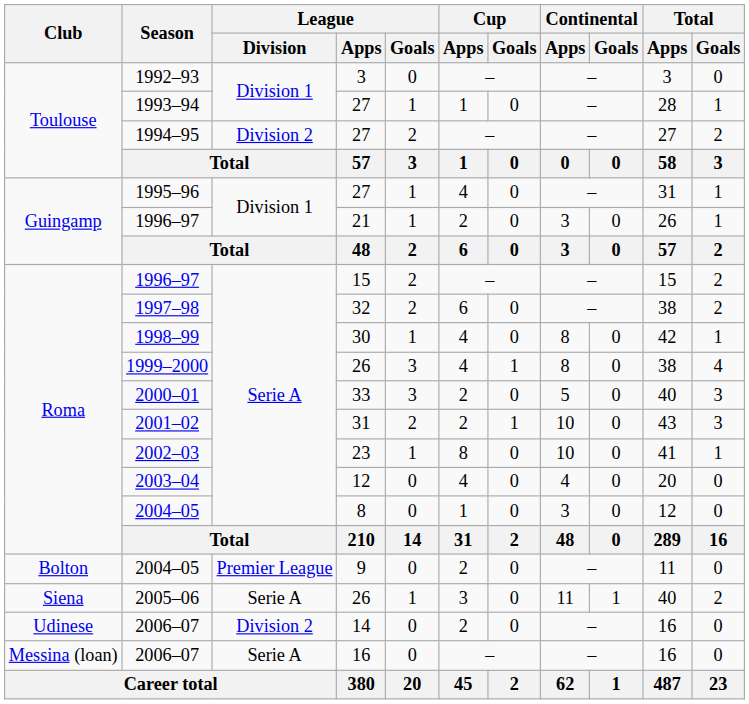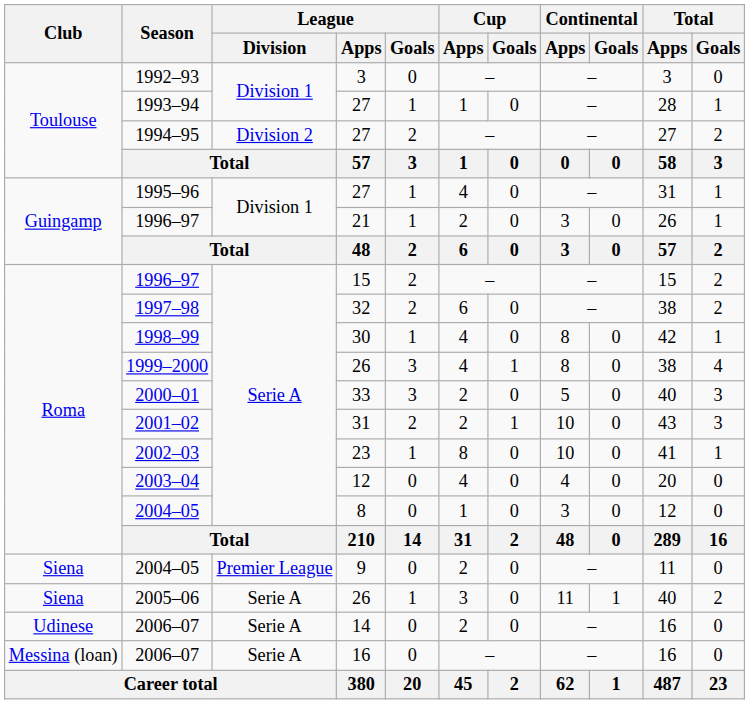(63, 568) Bolton -> (63, 568) Siena
(275, 626) Division 2 -> (275, 626) Serie A
